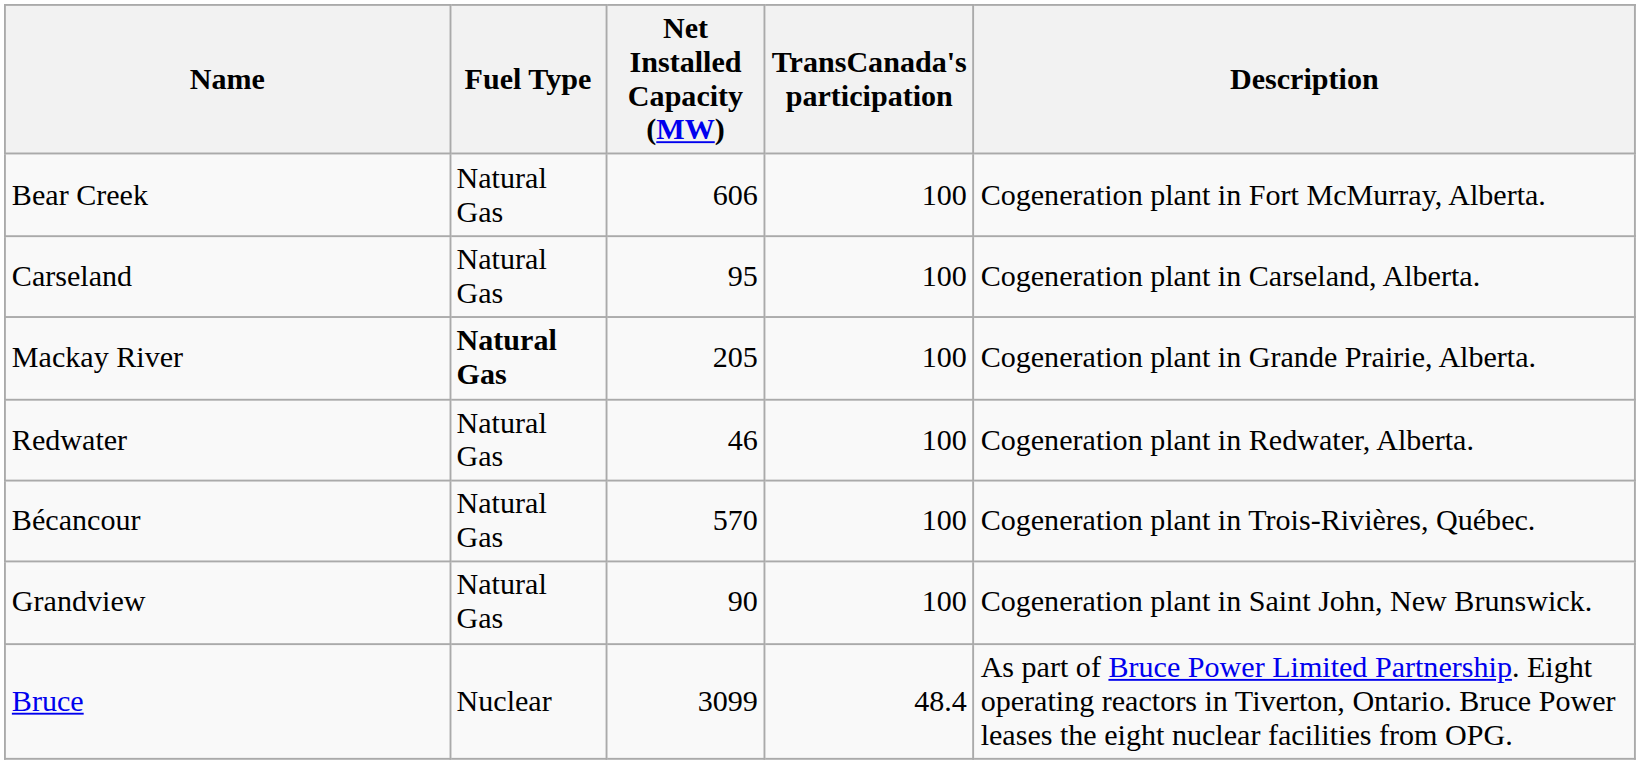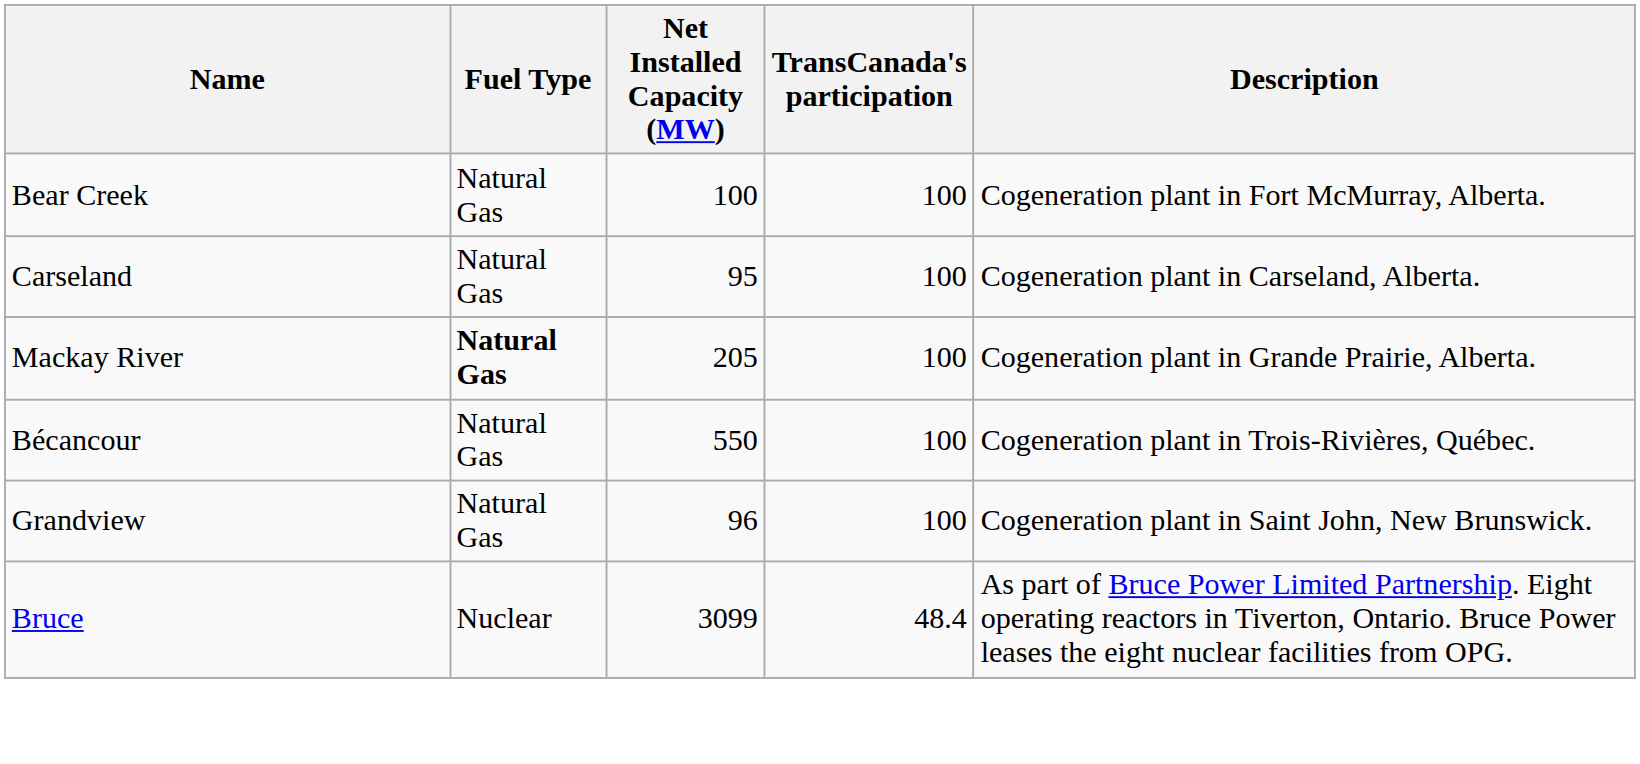(735, 194) 606 -> (735, 194) 100
- row: (70, 439)
(735, 520) 570 -> (735, 439) 550
(743, 602) 90 -> (743, 520) 96
